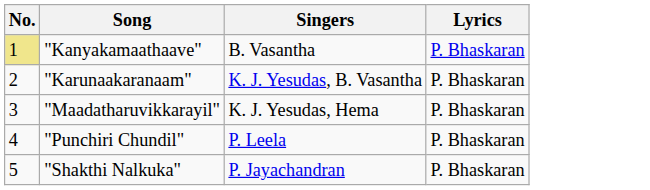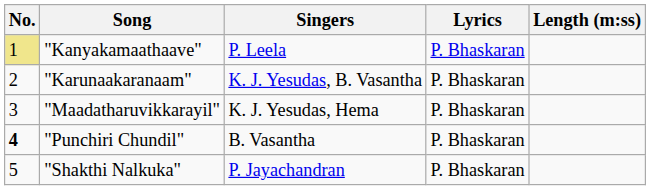+ column: (587, 19)
(272, 49) B. Vasantha -> (257, 49) P. Leela
(13, 140) normal -> (13, 140) bold
(257, 140) P. Leela -> (272, 140) B. Vasantha
